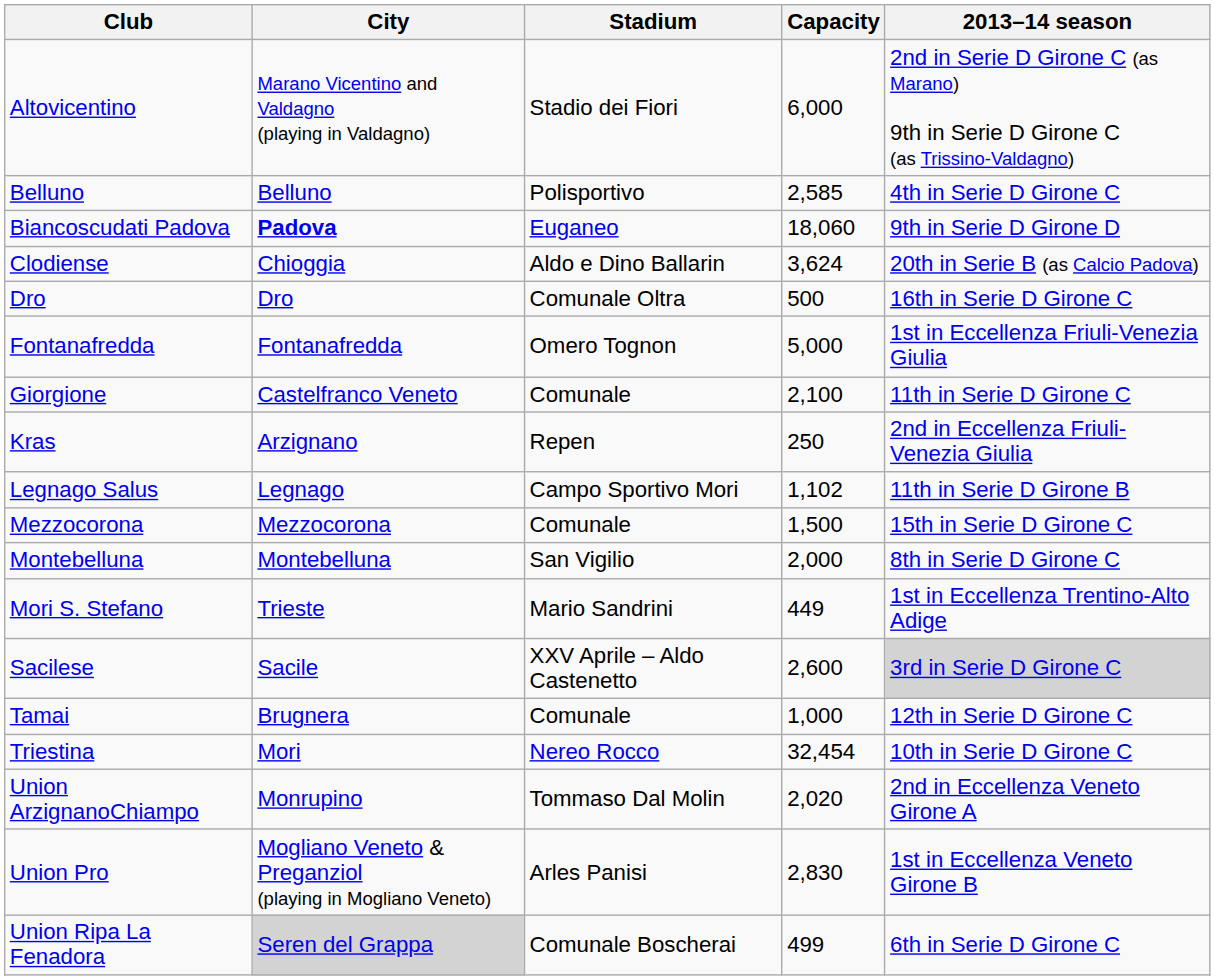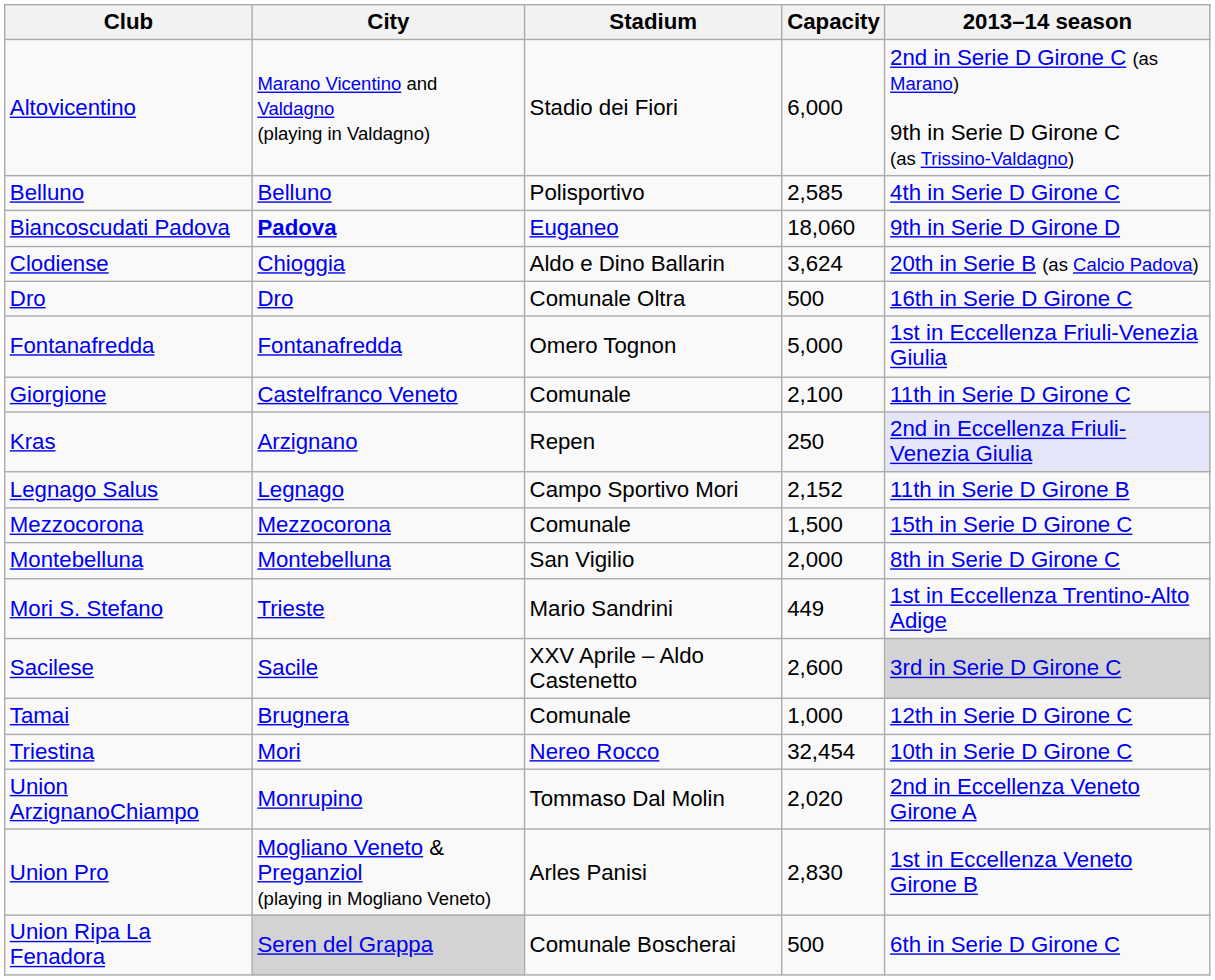(1008, 441) no background -> (1008, 441) lavender background
(815, 489) 1,102 -> (815, 489) 2,152
(806, 944) 499 -> (806, 944) 500
